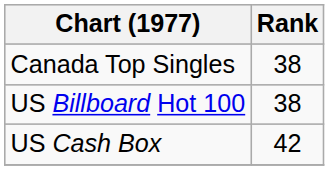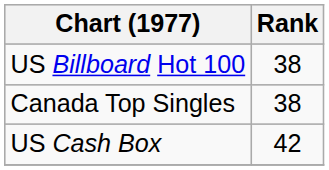rows swapped: (123, 64) <-> (128, 104)
